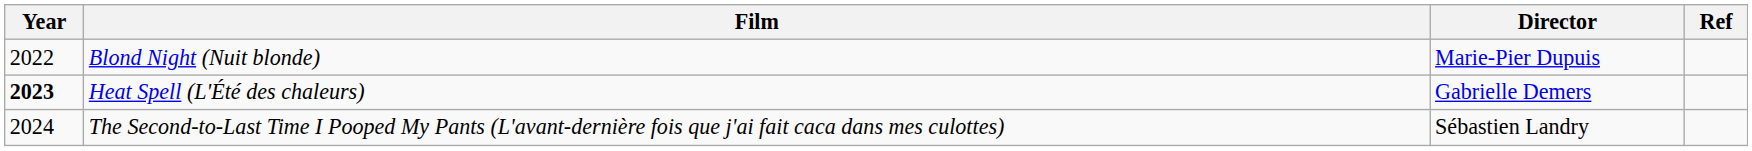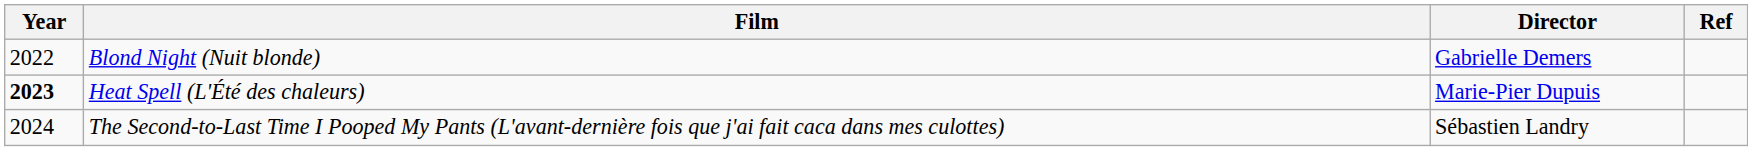(1518, 57) Marie-Pier Dupuis -> (1513, 57) Gabrielle Demers
(1513, 92) Gabrielle Demers -> (1518, 92) Marie-Pier Dupuis
